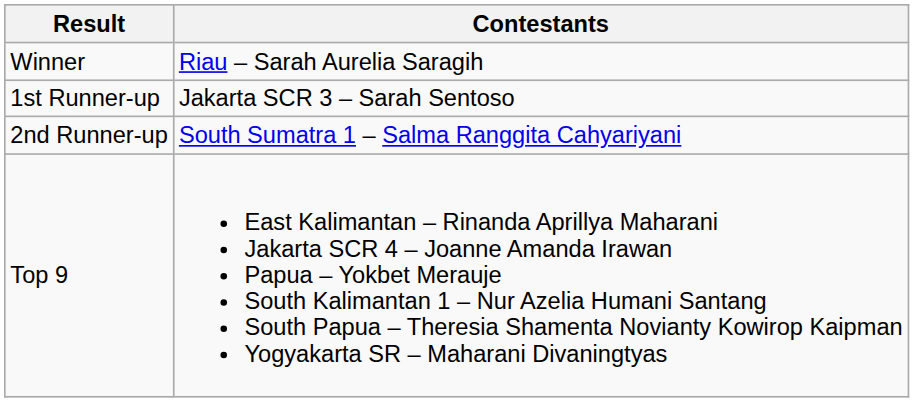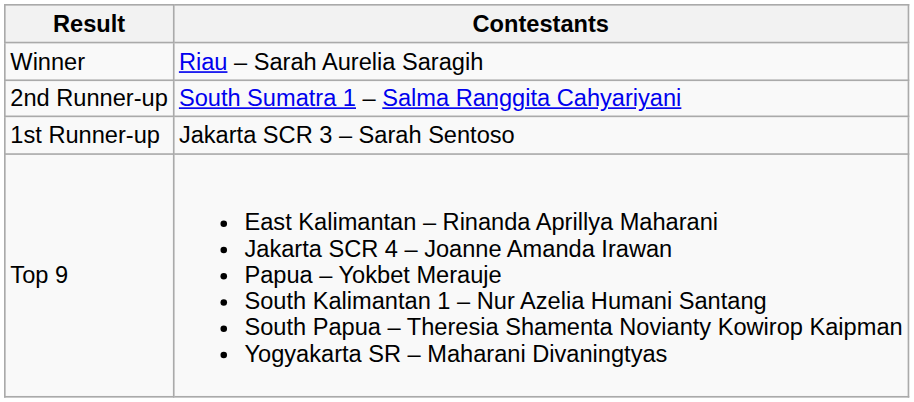rows swapped: (85, 98) <-> (89, 136)
